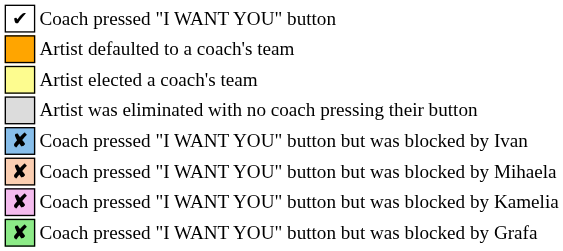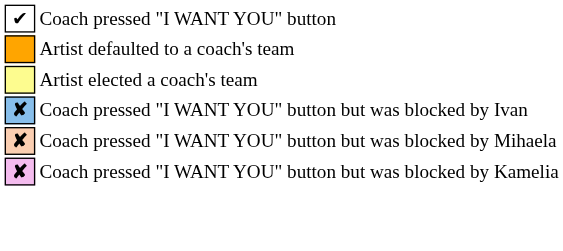- row: (259, 110)
- row: (288, 232)
